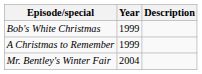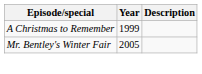- row: (54, 28)
(129, 61) 2004 -> (129, 45) 2005
